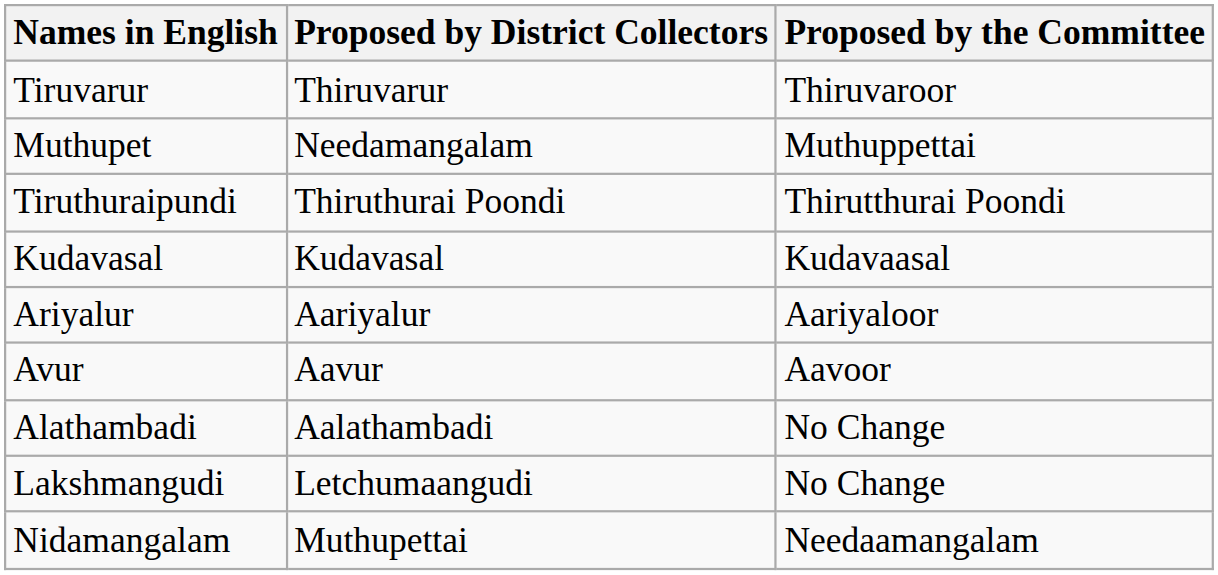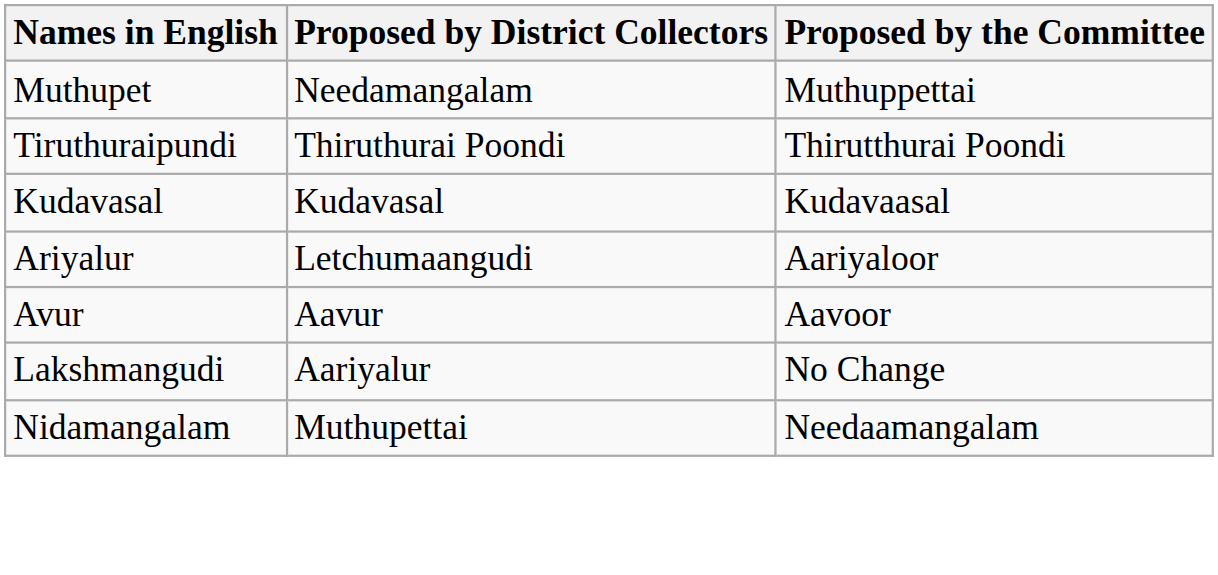- row: (81, 88)
(362, 314) Aariyalur -> (414, 257) Letchumaangudi
- row: (105, 426)
(414, 483) Letchumaangudi -> (362, 370) Aariyalur
